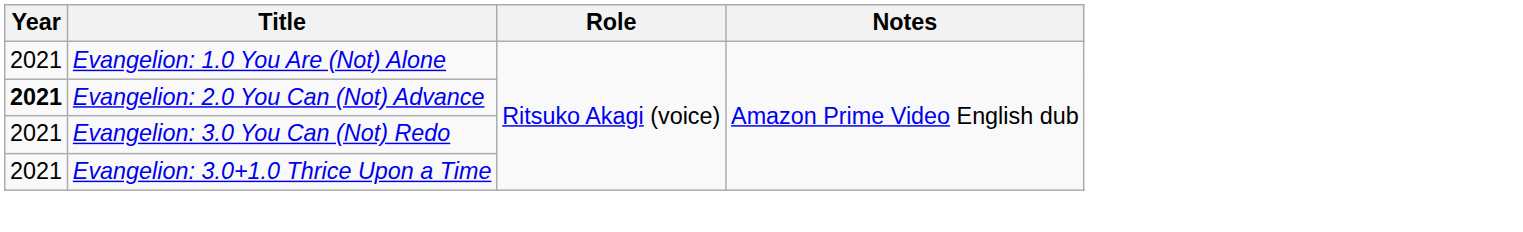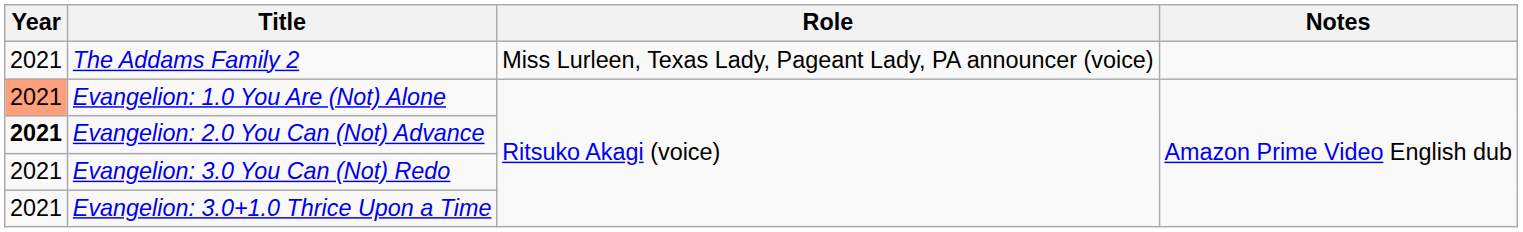+ row: (186, 60)
(36, 60) no background -> (36, 97) lightsalmon background
